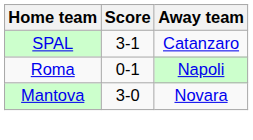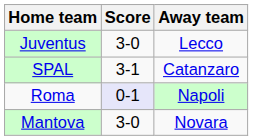+ row: (53, 43)
(128, 69) no background -> (128, 95) lavender background
